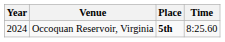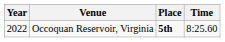(17, 28) 2024 -> (17, 28) 2022
